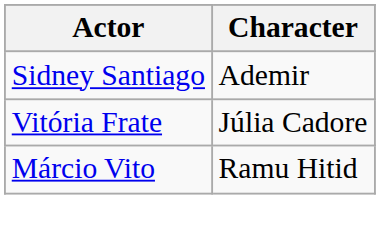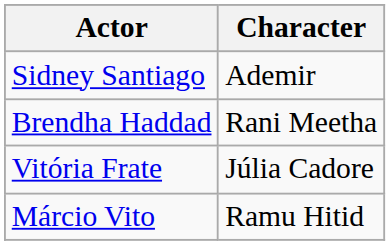+ row: (112, 121)
